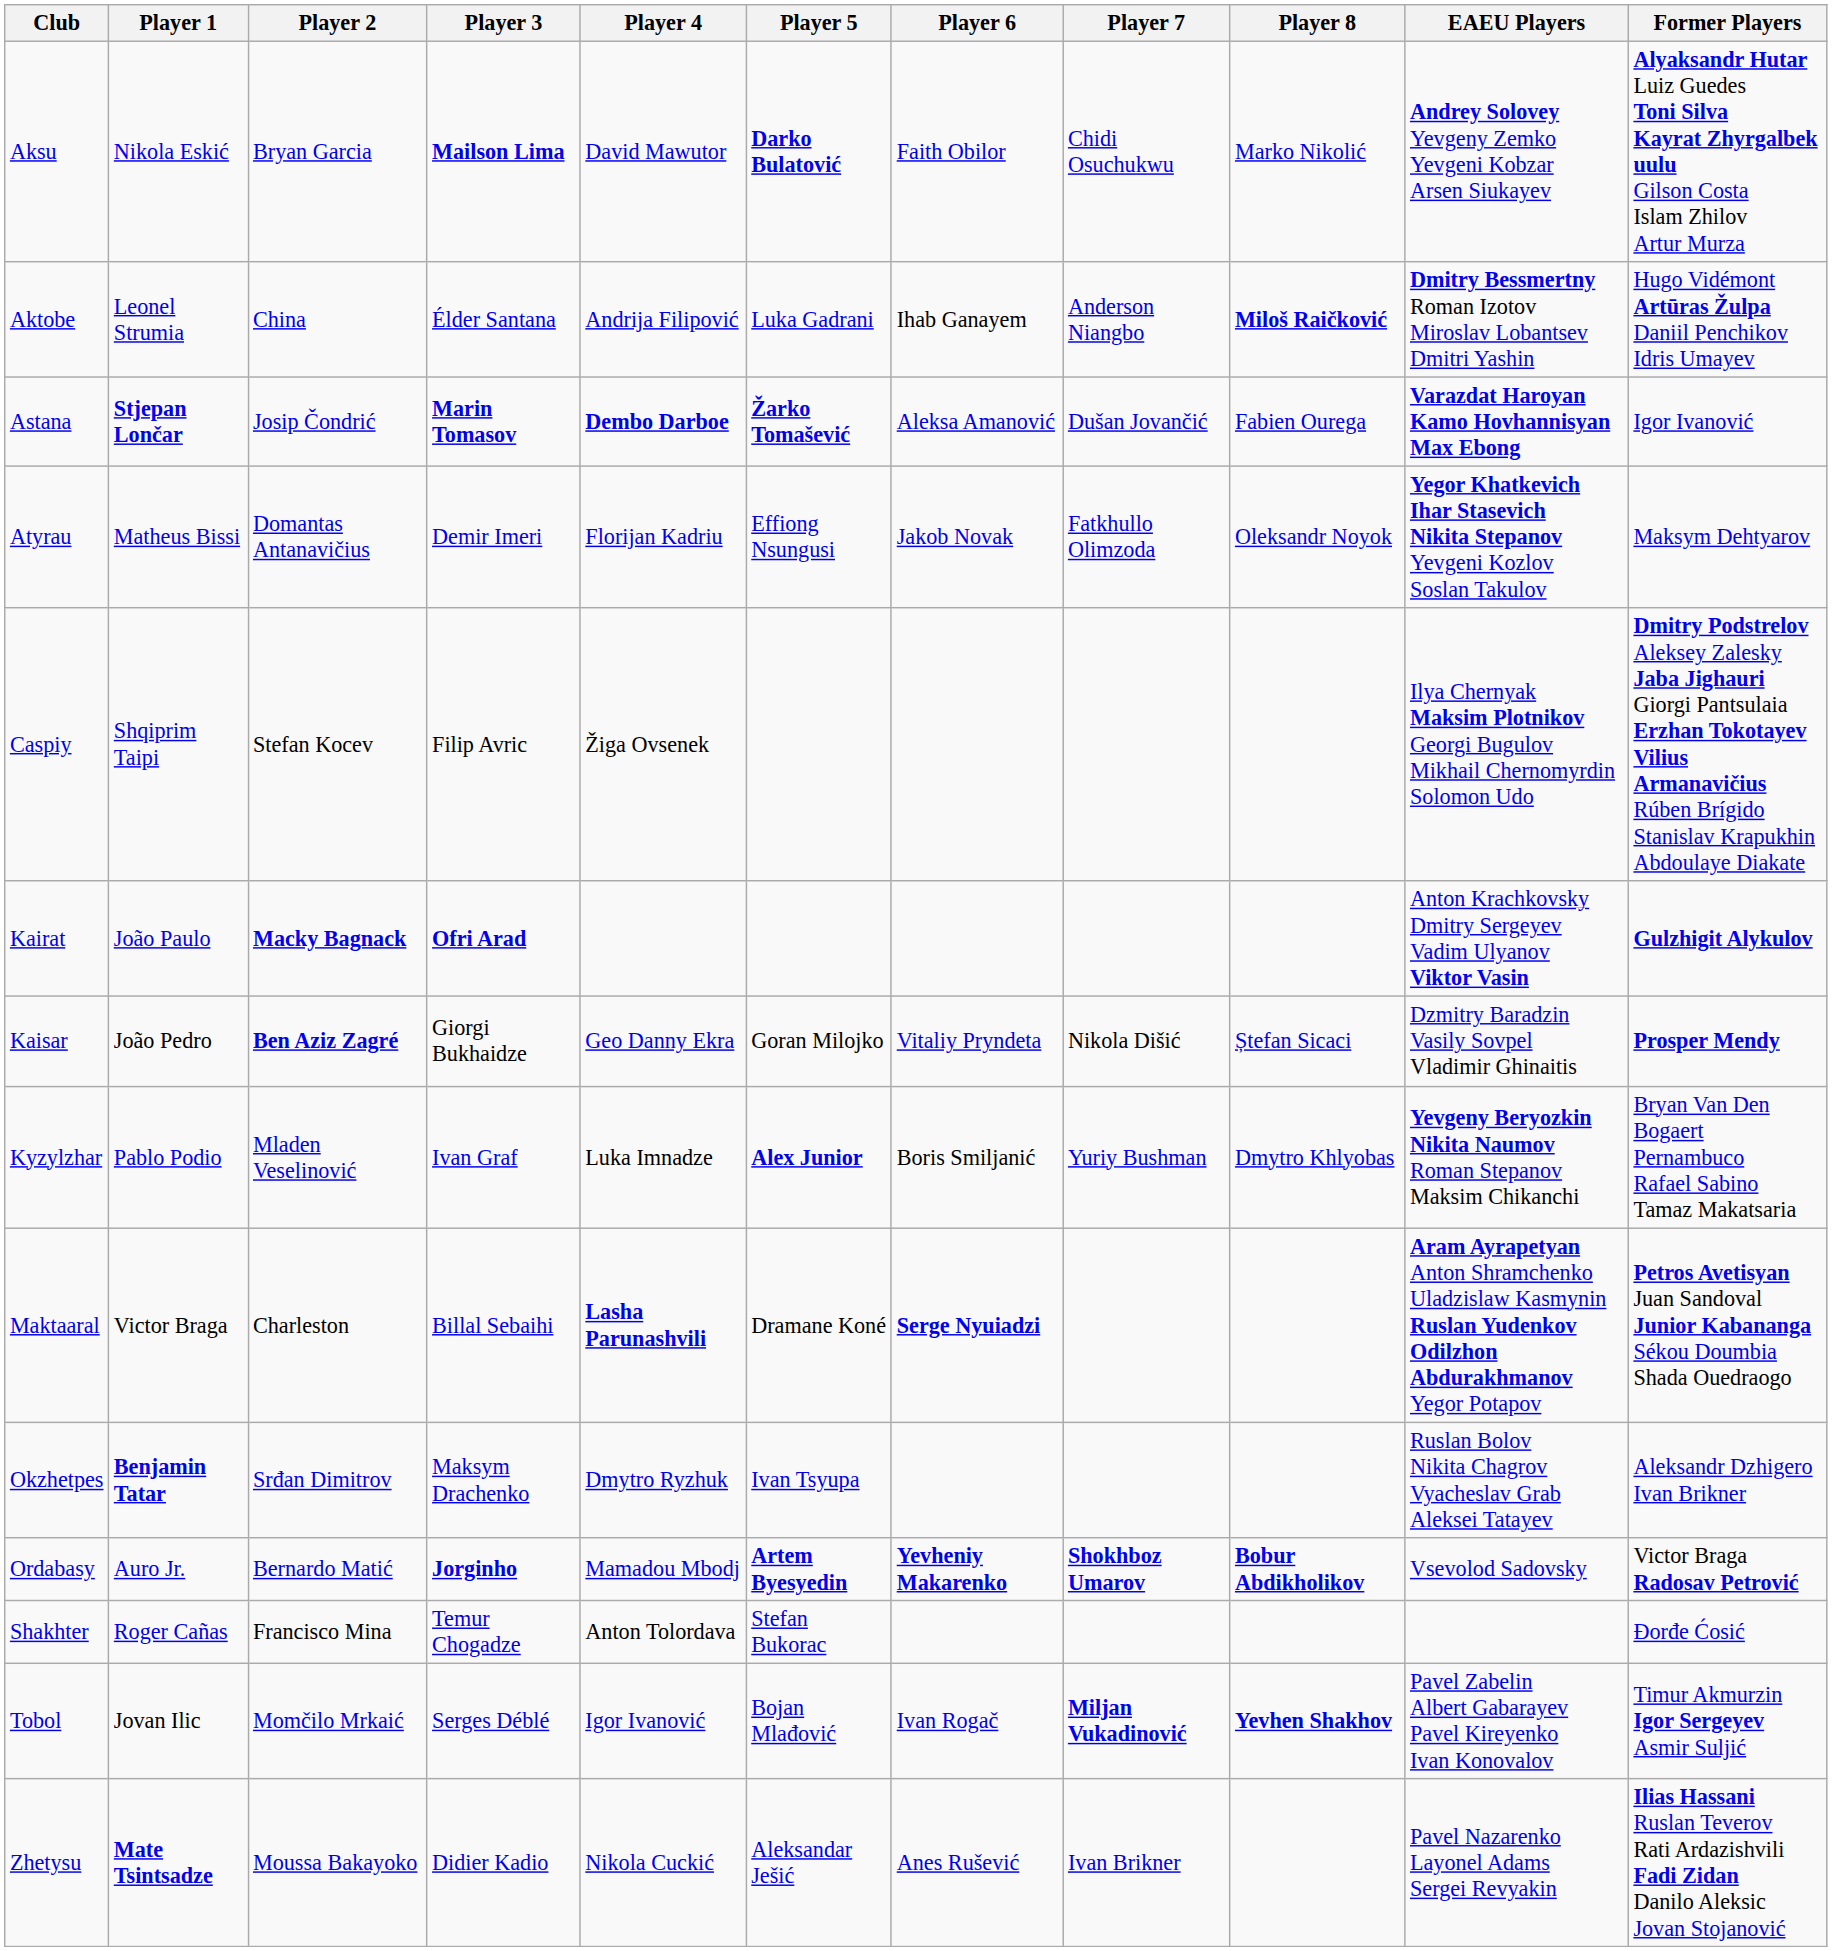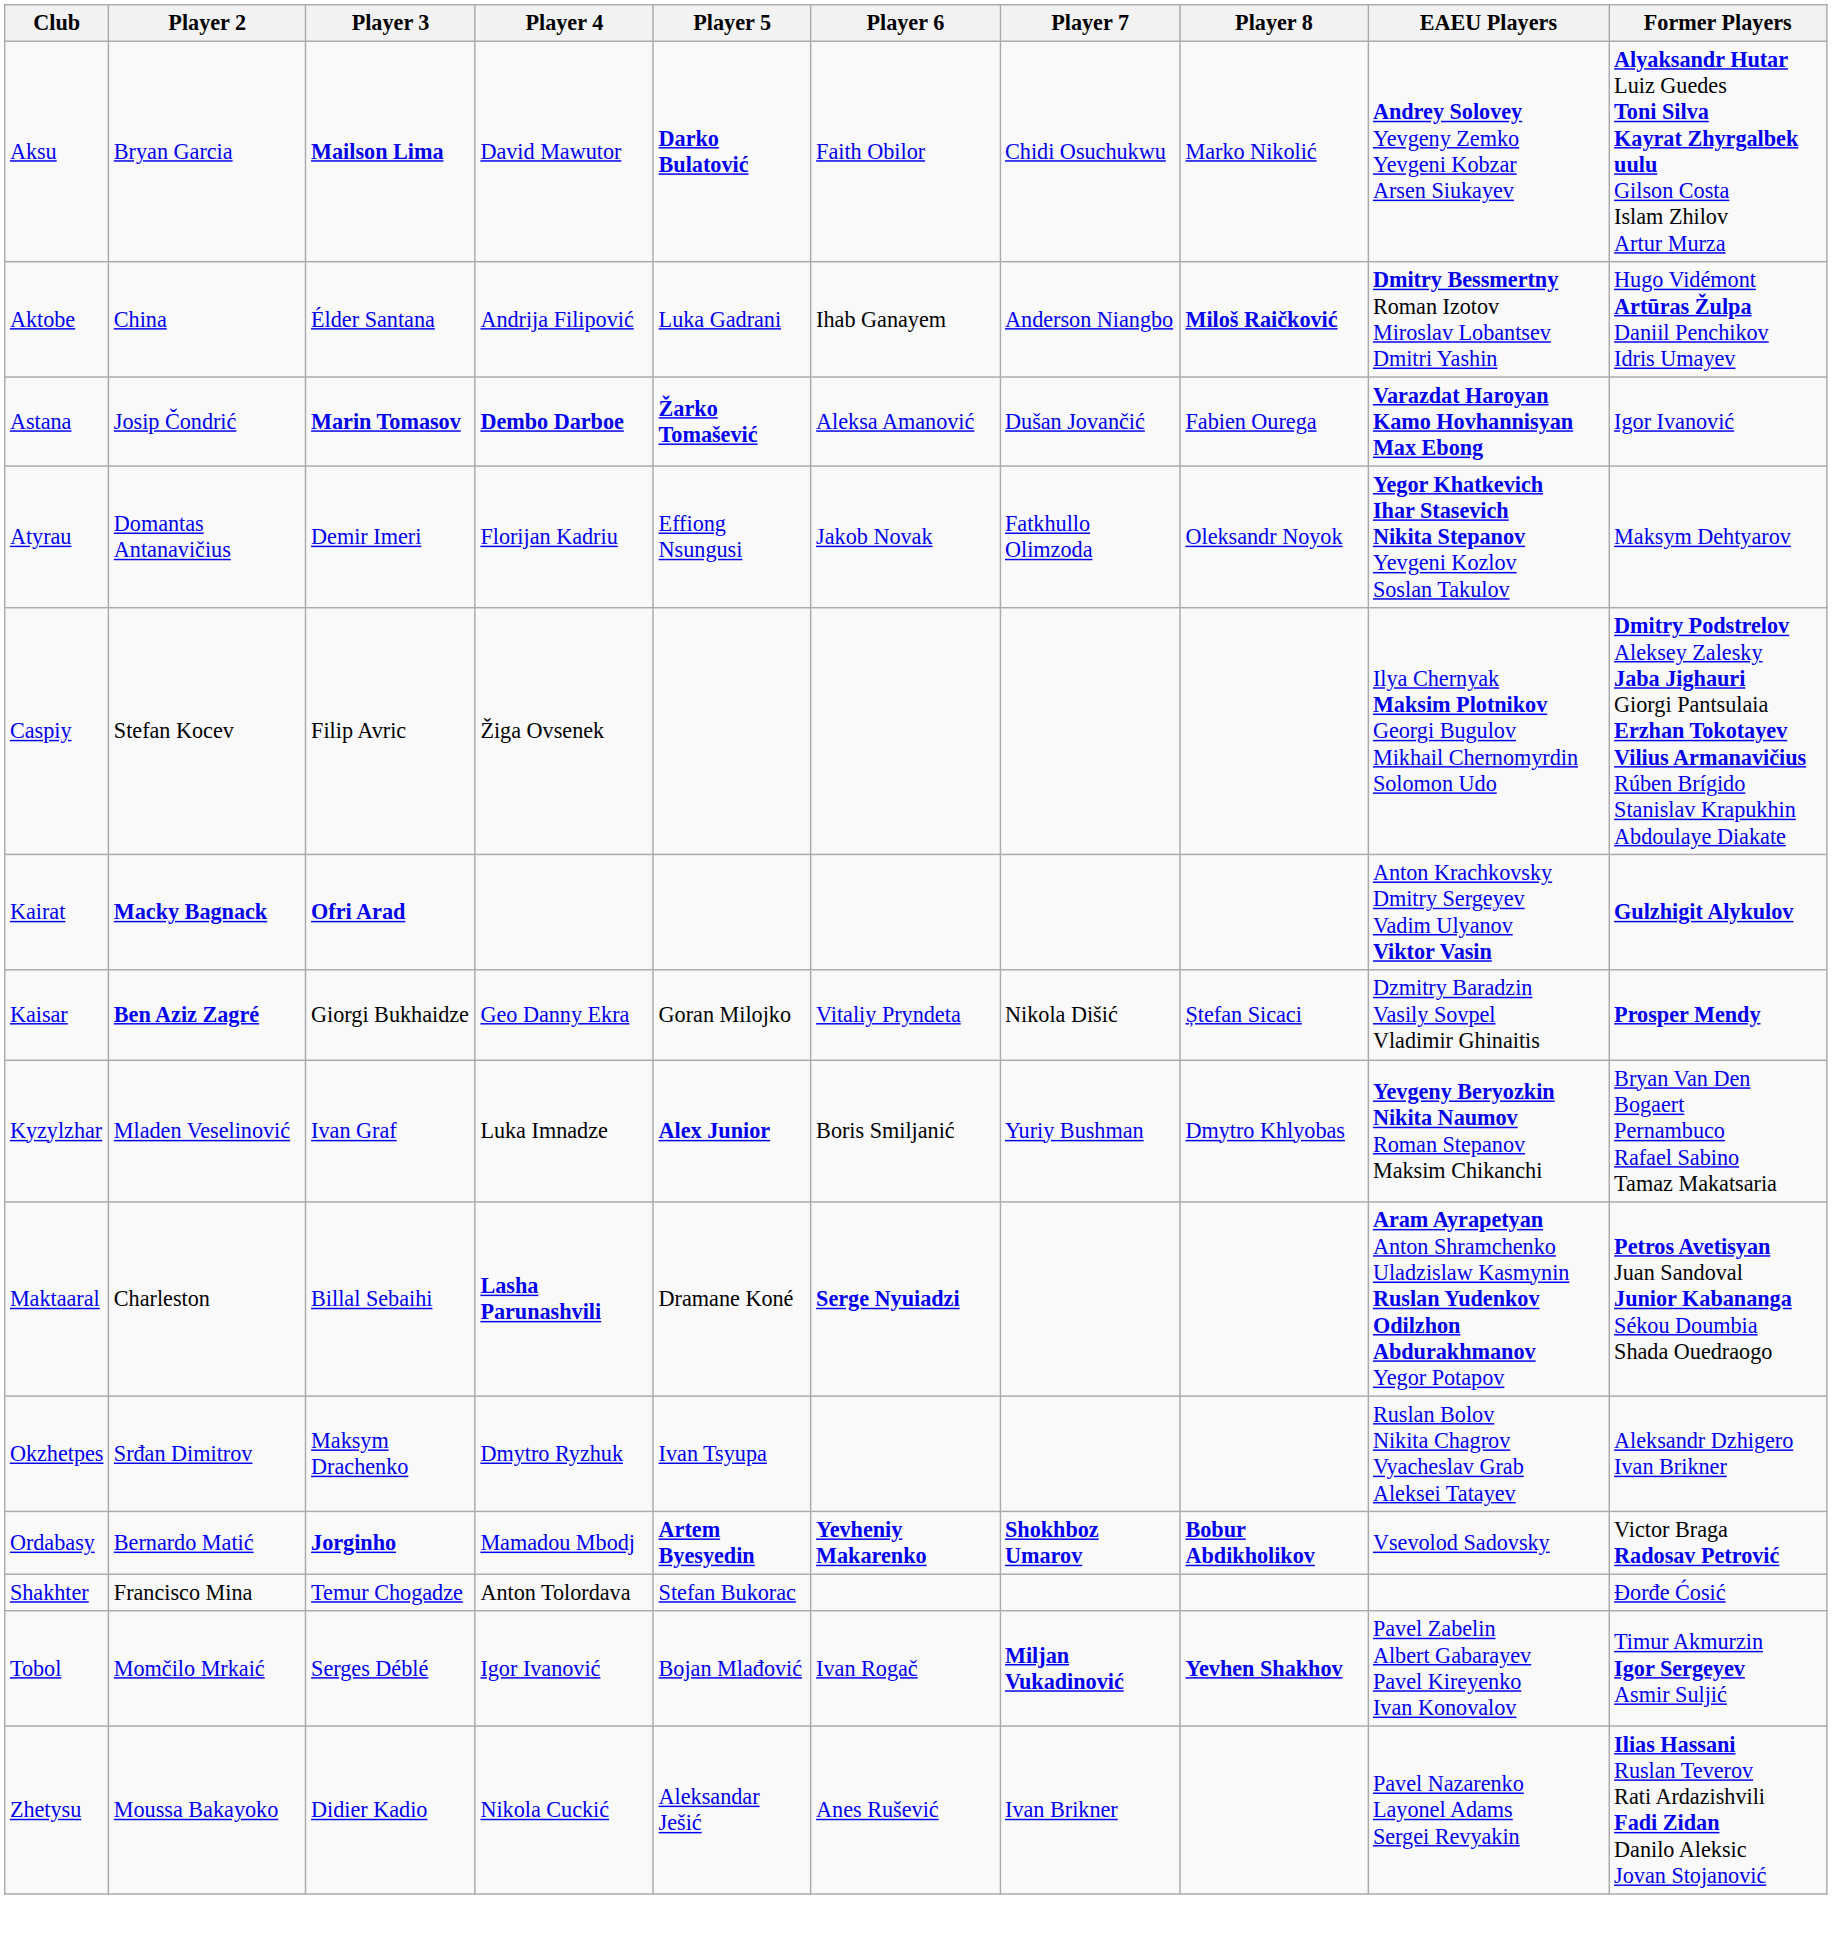- column: (178, 22)
